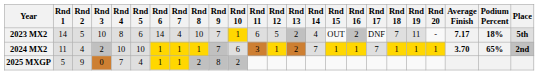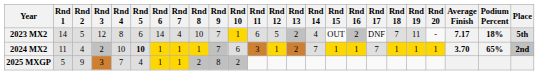(102, 34) 10 -> (102, 34) 12
(141, 48) normal -> (141, 48) bold
(102, 62) 0 -> (102, 62) 3
